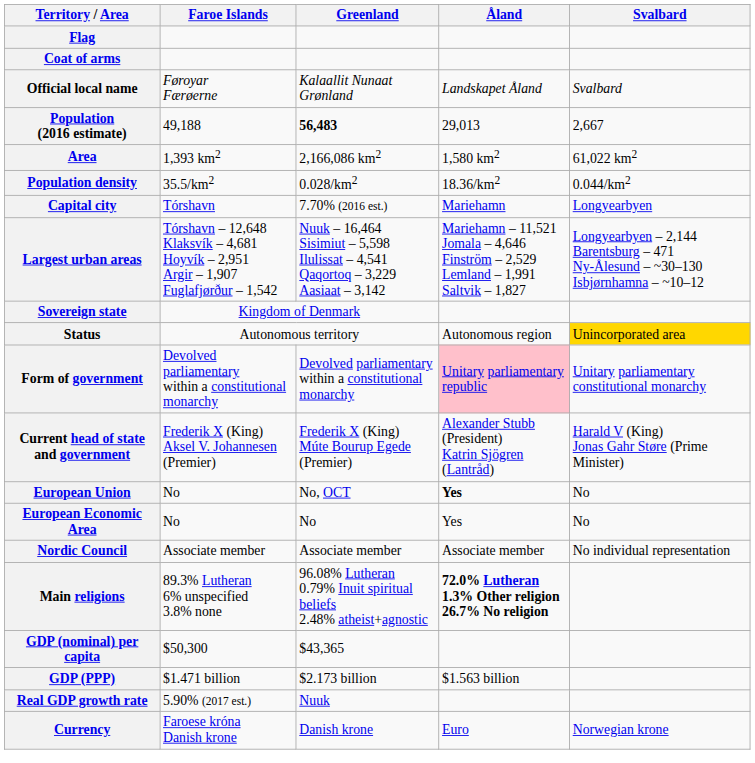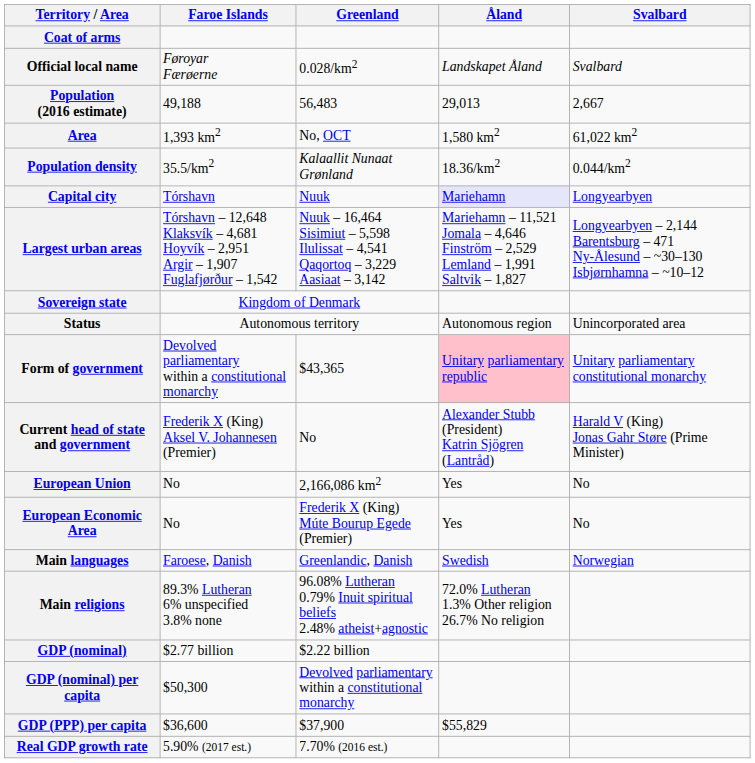- row: (82, 37)
(346, 88) Kalaallit Nunaat Grønland -> (328, 66) 0.028/km2
(318, 125) bold -> (318, 104) normal
(340, 157) 2,166,086 km2 -> (325, 135) No, OCT
(328, 182) 0.028/km2 -> (346, 166) Kalaallit Nunaat Grønland
(343, 206) 7.70% (2016 est.) -> (315, 196) Nuuk
(474, 206) no background -> (474, 196) lavender background
(629, 333) gold background -> (629, 323) no background
(366, 379) Devolved parliamentary within a constitutional monarchy -> (322, 368) $43,365
(355, 447) Frederik X (King) Múte Bourup Egede (Premier) -> (308, 437) No
(325, 492) No, OCT -> (340, 484) 2,166,086 km2
(452, 492) bold -> (452, 484) normal
(308, 521) No -> (355, 523) Frederik X (King) Múte Bourup Egede (Premier)
- row: (82, 551)
+ row: (82, 560)
(501, 596) bold -> (497, 605) normal
+ row: (82, 650)
(322, 649) $43,365 -> (366, 687) Devolved parliamentary within a constitutional monarchy
- row: (82, 678)
+ row: (82, 725)
(315, 700) Nuuk -> (343, 747) 7.70% (2016 est.)
- row: (82, 730)
